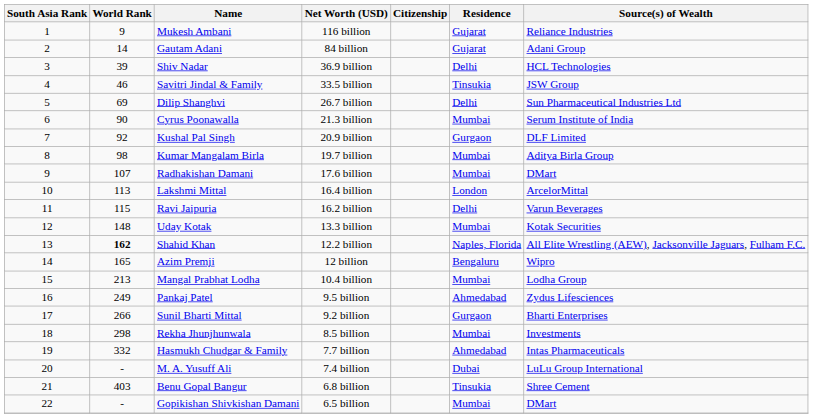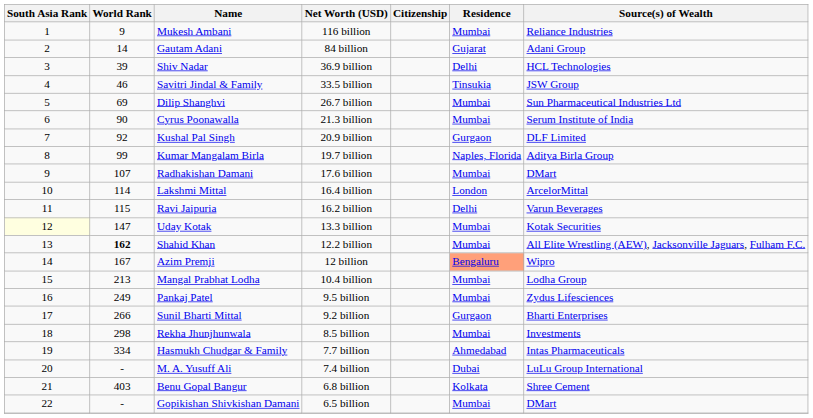(469, 31) Gujarat -> (471, 31) Mumbai
(465, 102) Delhi -> (471, 102) Mumbai
(122, 155) 98 -> (122, 155) 99
(471, 155) Mumbai -> (487, 155) Naples, Florida
(122, 191) 113 -> (122, 191) 114
(47, 226) no background -> (47, 226) lightyellow background
(122, 226) 148 -> (122, 226) 147
(487, 244) Naples, Florida -> (471, 244) Mumbai
(122, 262) 165 -> (122, 262) 167
(476, 262) no background -> (476, 262) lightsalmon background
(479, 297) Ahmedabad -> (471, 297) Mumbai
(122, 350) 332 -> (122, 350) 334
(472, 386) Tinsukia -> (470, 386) Kolkata
